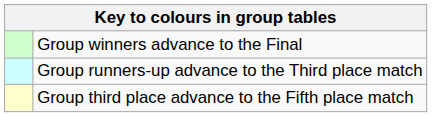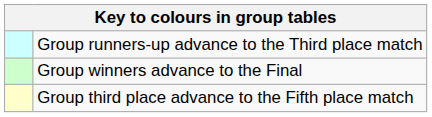rows swapped: (170, 44) <-> (230, 71)
